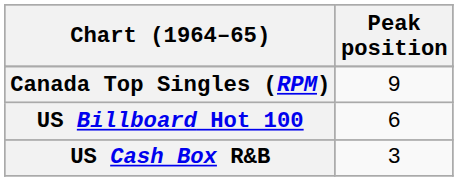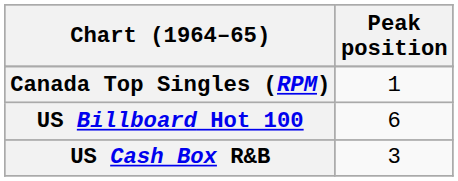(394, 85) 9 -> (394, 85) 1
